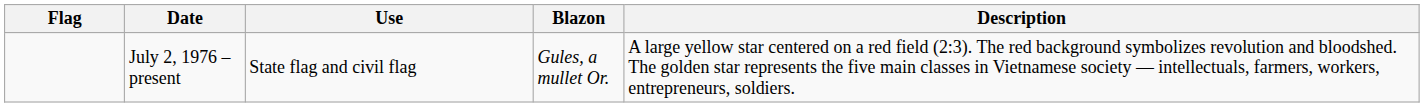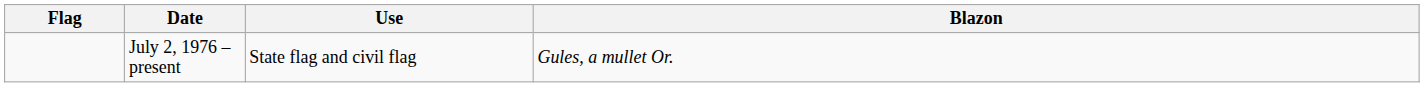- column: (1022, 18)
